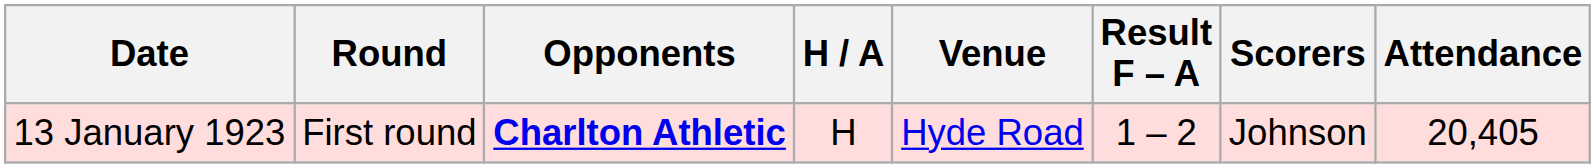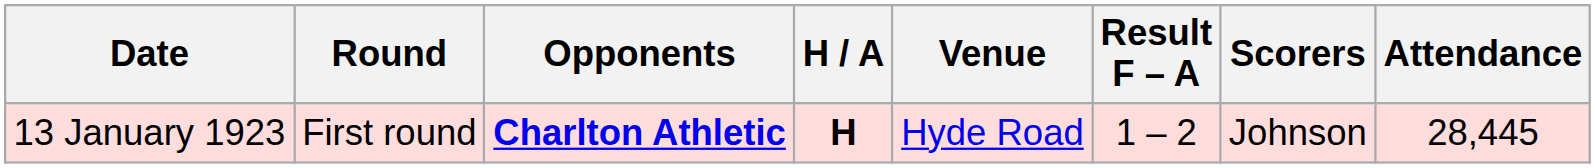(844, 132) normal -> (844, 132) bold
(1483, 132) 20,405 -> (1483, 132) 28,445
